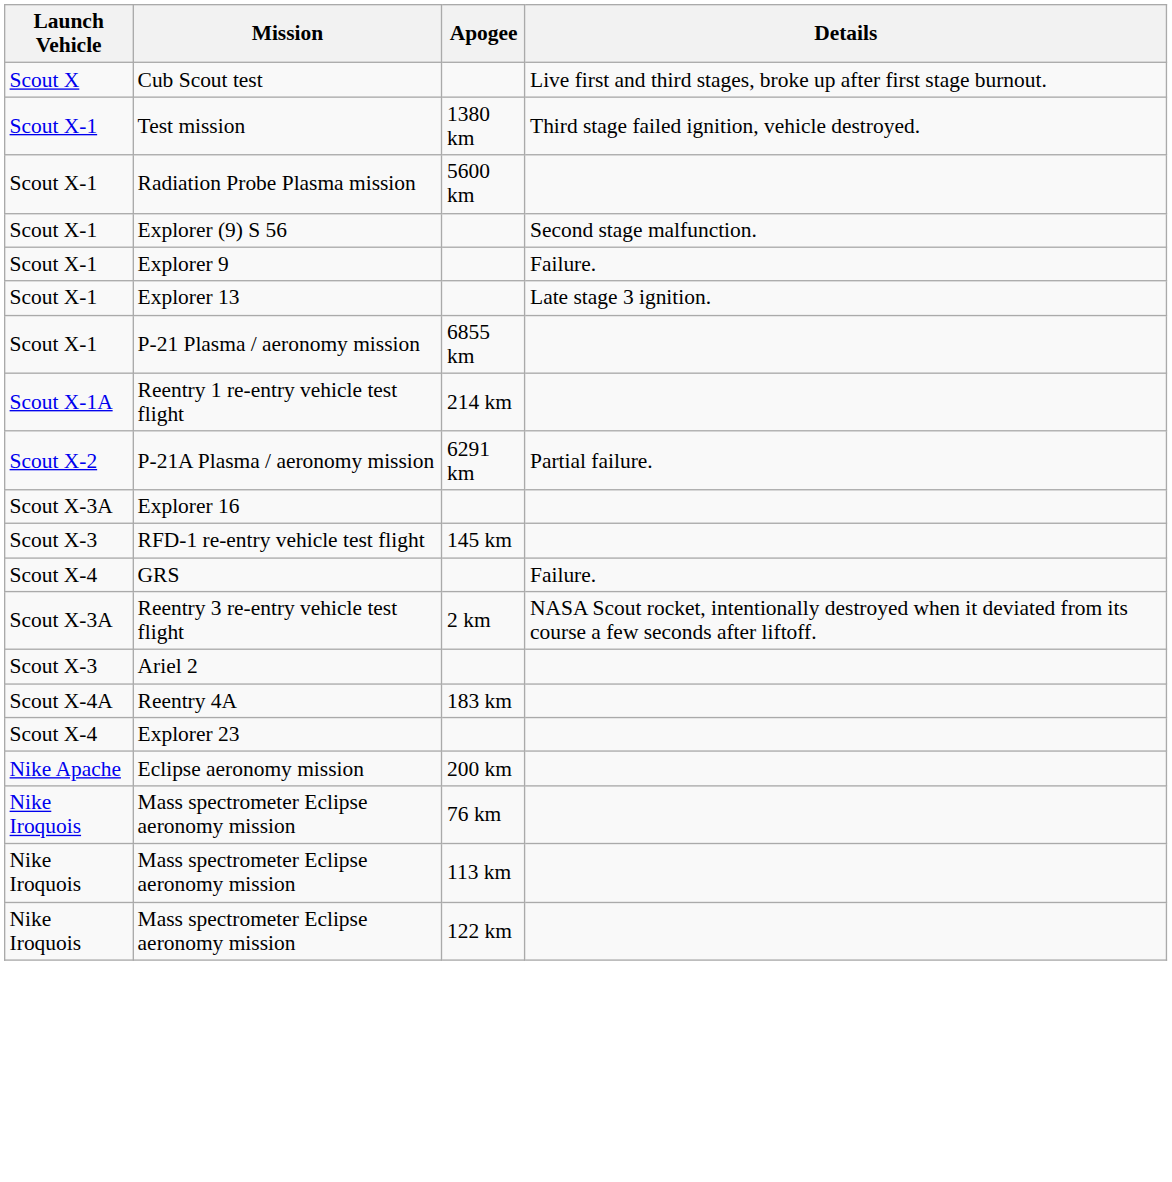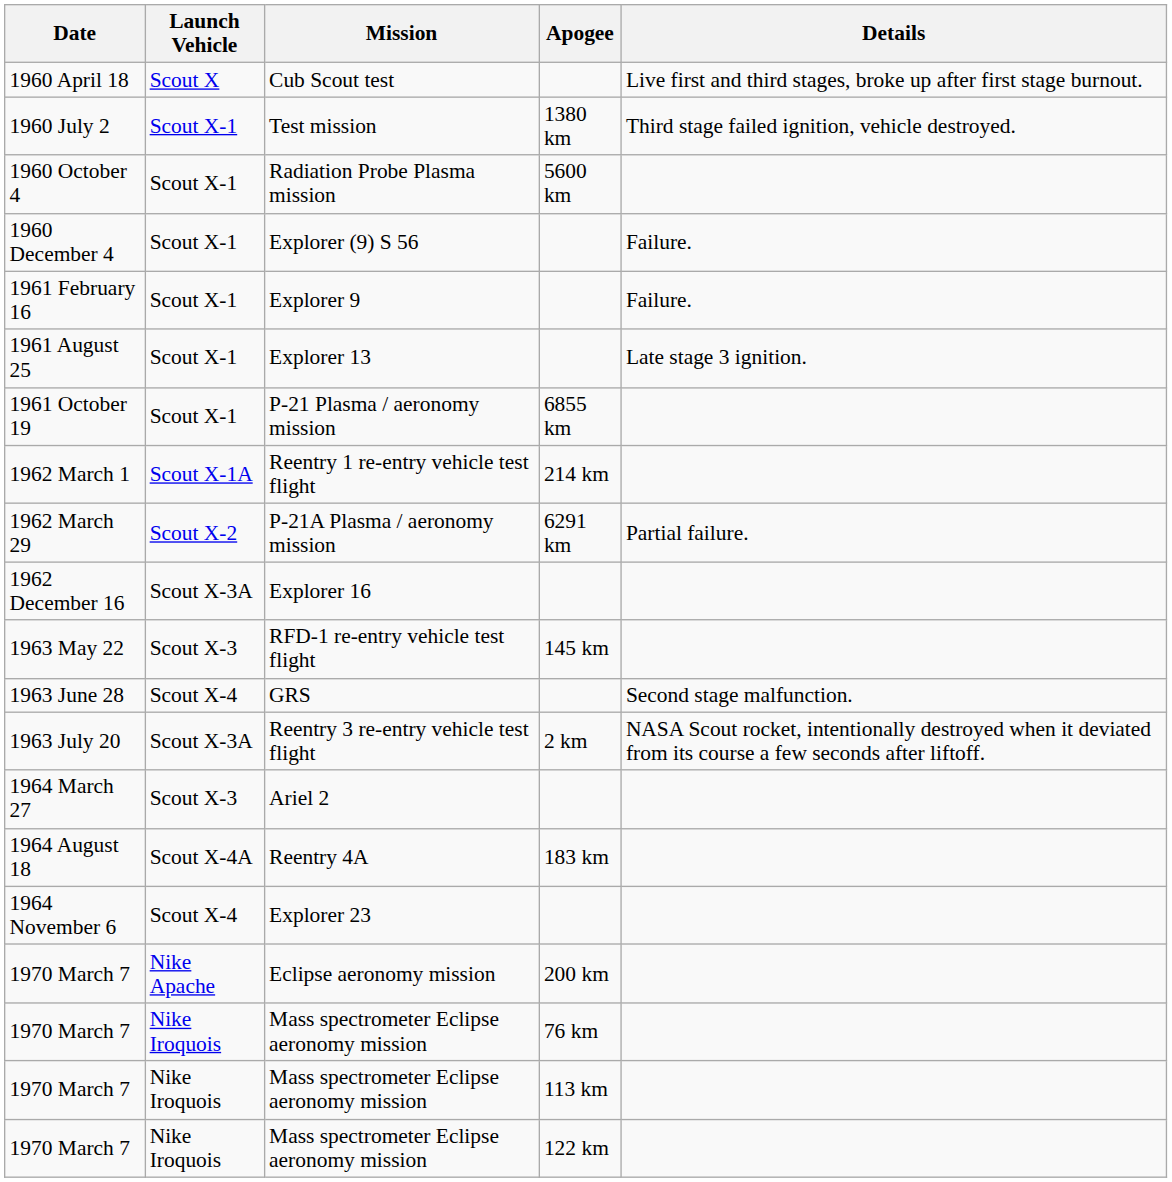+ column: (75, 33)
(643, 229) Second stage malfunction. -> (659, 241) Failure.
(563, 574) Failure. -> (739, 694) Second stage malfunction.
